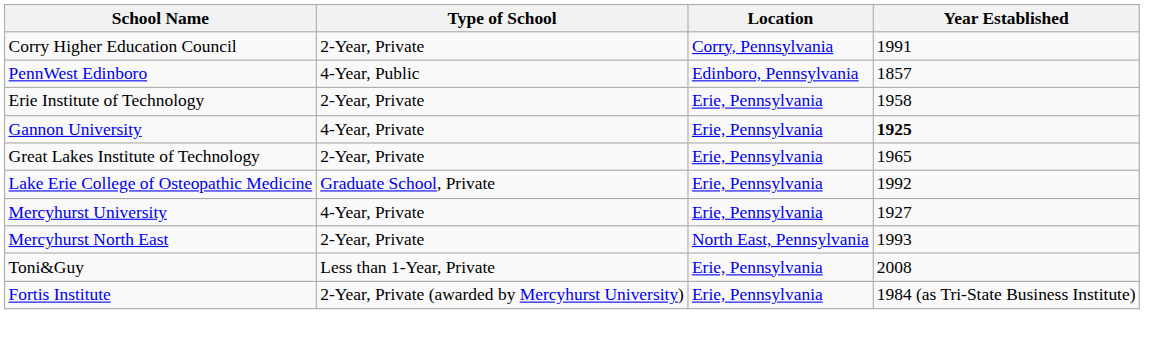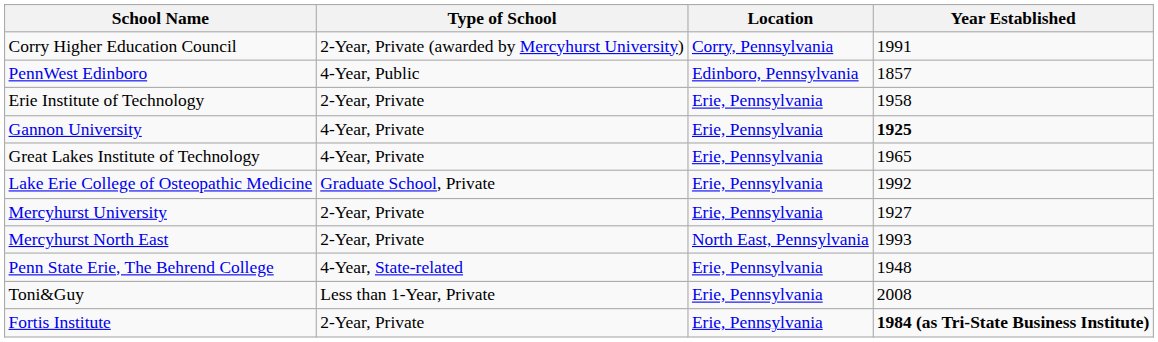(372, 45) 2-Year, Private -> (502, 45) 2-Year, Private (awarded by Mercyhurst University)
(372, 156) 2-Year, Private -> (372, 156) 4-Year, Private
(372, 211) 4-Year, Private -> (372, 211) 2-Year, Private
+ row: (141, 267)
(502, 294) 2-Year, Private (awarded by Mercyhurst University) -> (372, 322) 2-Year, Private
(1006, 294) normal -> (1013, 322) bold
